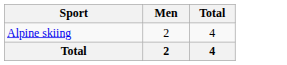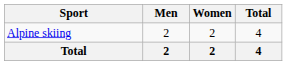+ column: (212, 13)
